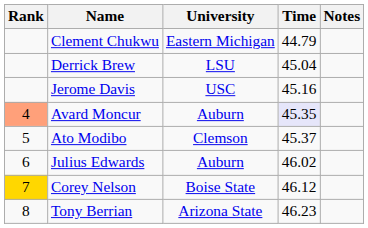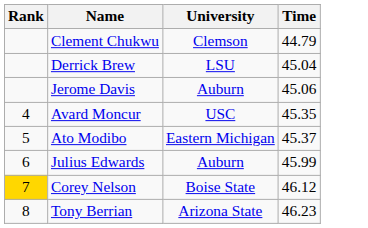- column: (342, 16)
(220, 41) Eastern Michigan -> (220, 41) Clemson
(220, 89) USC -> (220, 89) Auburn
(299, 89) 45.16 -> (299, 89) 45.06
(26, 114) lightsalmon background -> (26, 114) no background
(220, 114) Auburn -> (220, 114) USC
(299, 114) lavender background -> (299, 114) no background
(220, 138) Clemson -> (220, 138) Eastern Michigan
(299, 162) 46.02 -> (299, 162) 45.99
